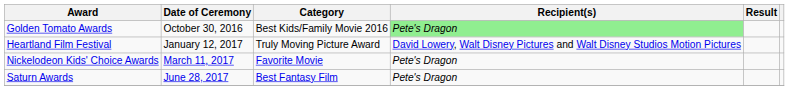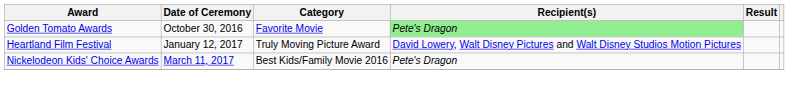(322, 28) Best Kids/Family Movie 2016 -> (289, 28) Favorite Movie
(289, 61) Favorite Movie -> (322, 61) Best Kids/Family Movie 2016
- row: (40, 77)
